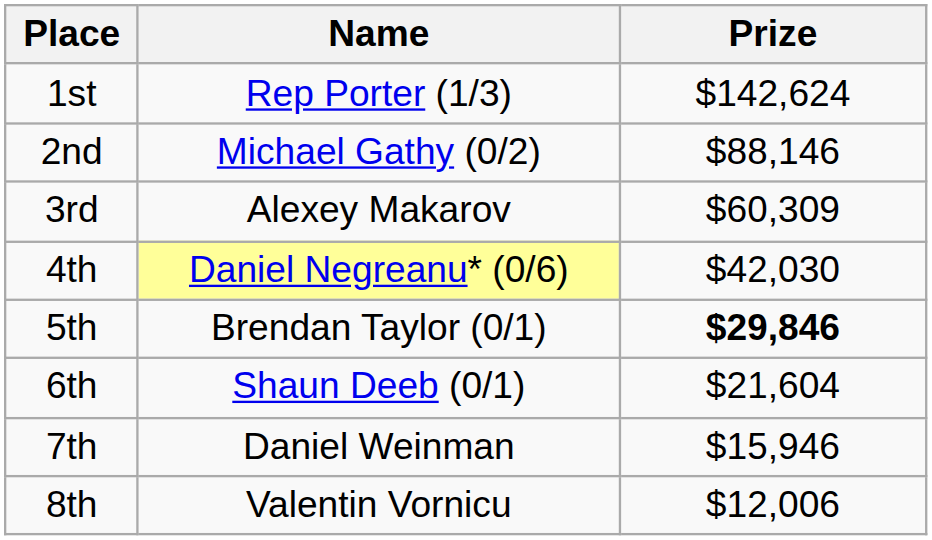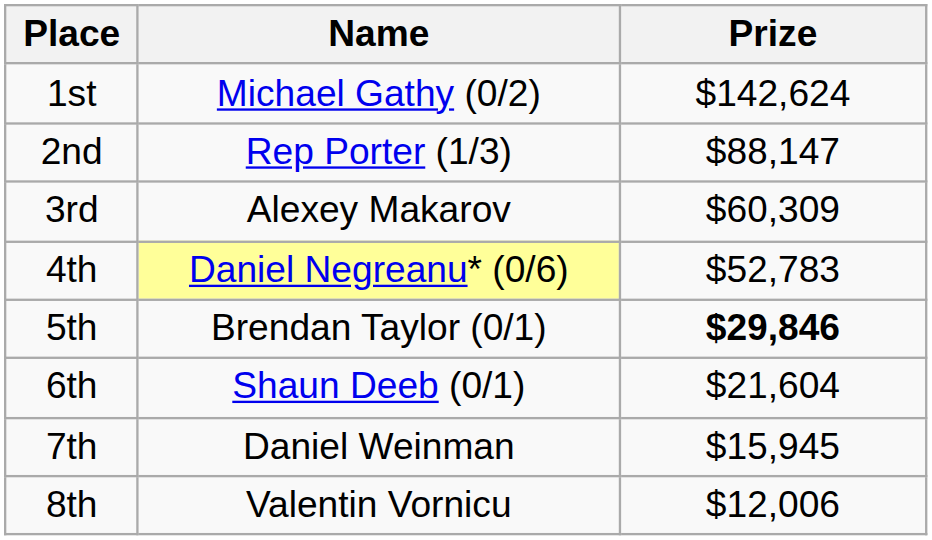(379, 92) Rep Porter (1/3) -> (379, 92) Michael Gathy (0/2)
(379, 151) Michael Gathy (0/2) -> (379, 151) Rep Porter (1/3)
(773, 151) $88,146 -> (773, 151) $88,147
(773, 269) $42,030 -> (773, 269) $52,783
(773, 446) $15,946 -> (773, 446) $15,945
